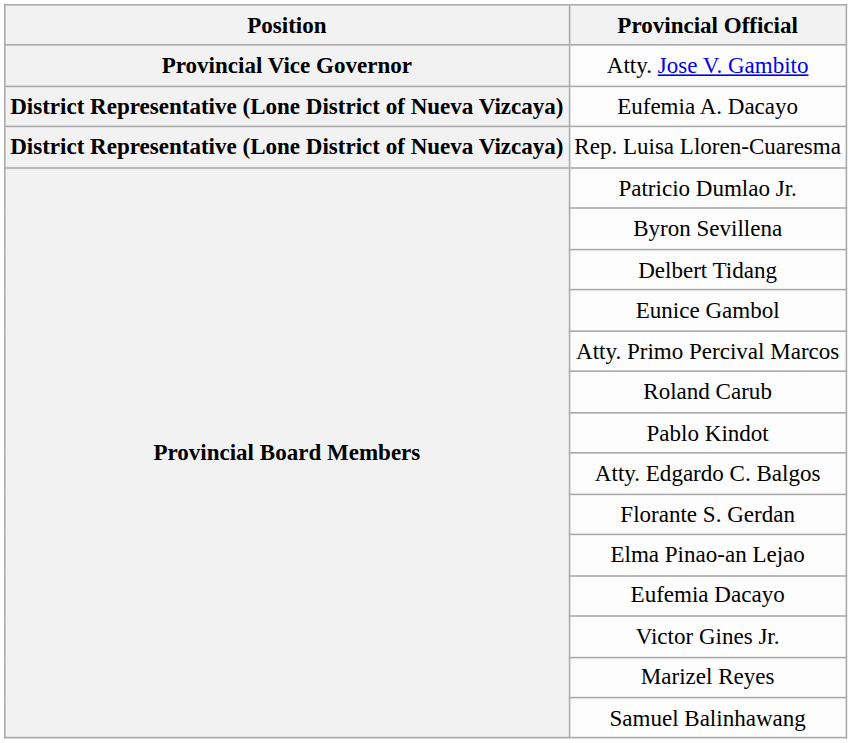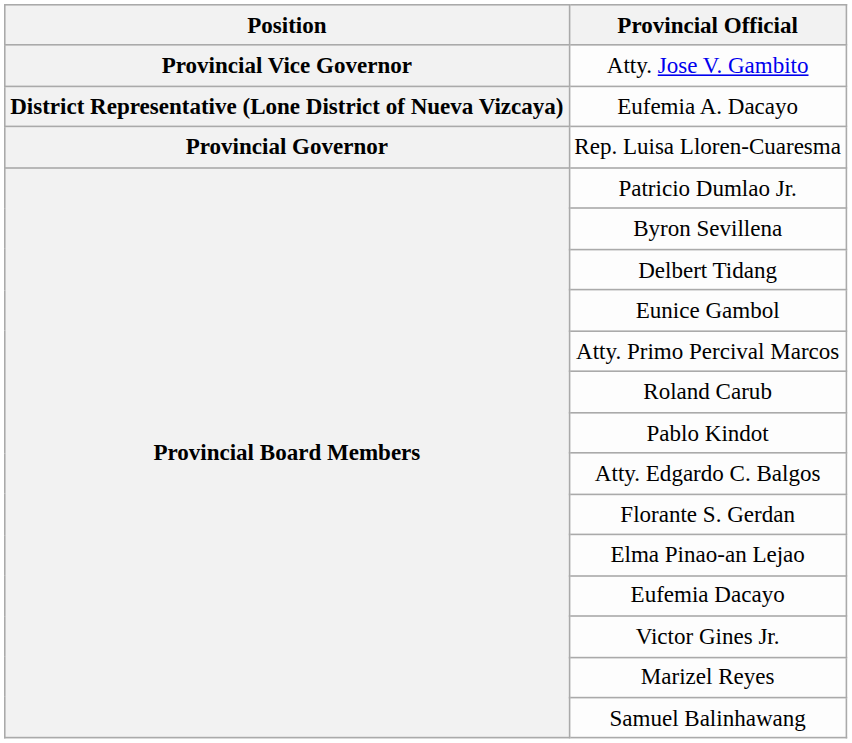(287, 147) District Representative (Lone District of Nueva Vizcaya) -> (287, 147) Provincial Governor
